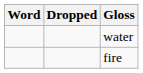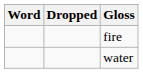rows swapped: (113, 57) <-> (118, 36)
